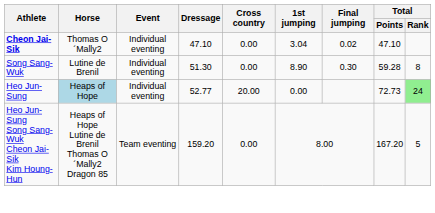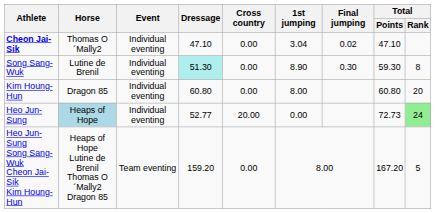(201, 68) no background -> (201, 68) paleturquoise background
(390, 68) 59.28 -> (390, 68) 59.30
+ row: (30, 92)
